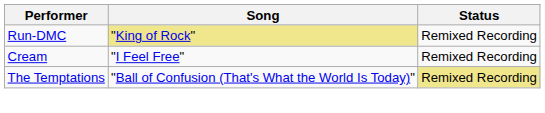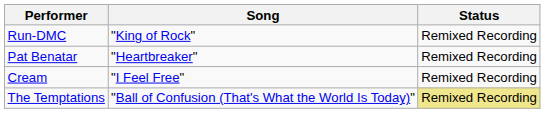(153, 35) khaki background -> (153, 35) no background
+ row: (42, 56)
